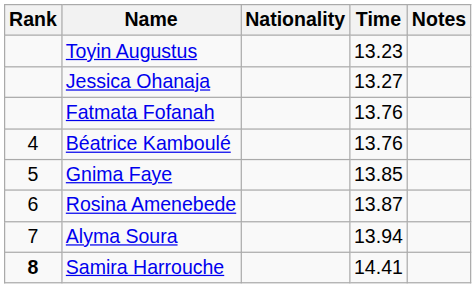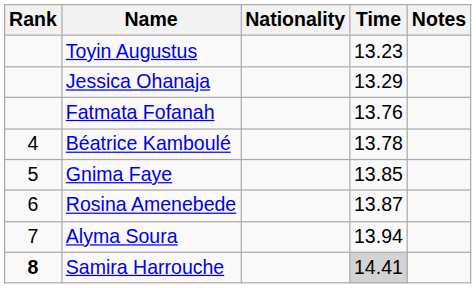(378, 81) 13.27 -> (378, 81) 13.29
(378, 143) 13.76 -> (378, 143) 13.78
(378, 267) no background -> (378, 267) lightgrey background
